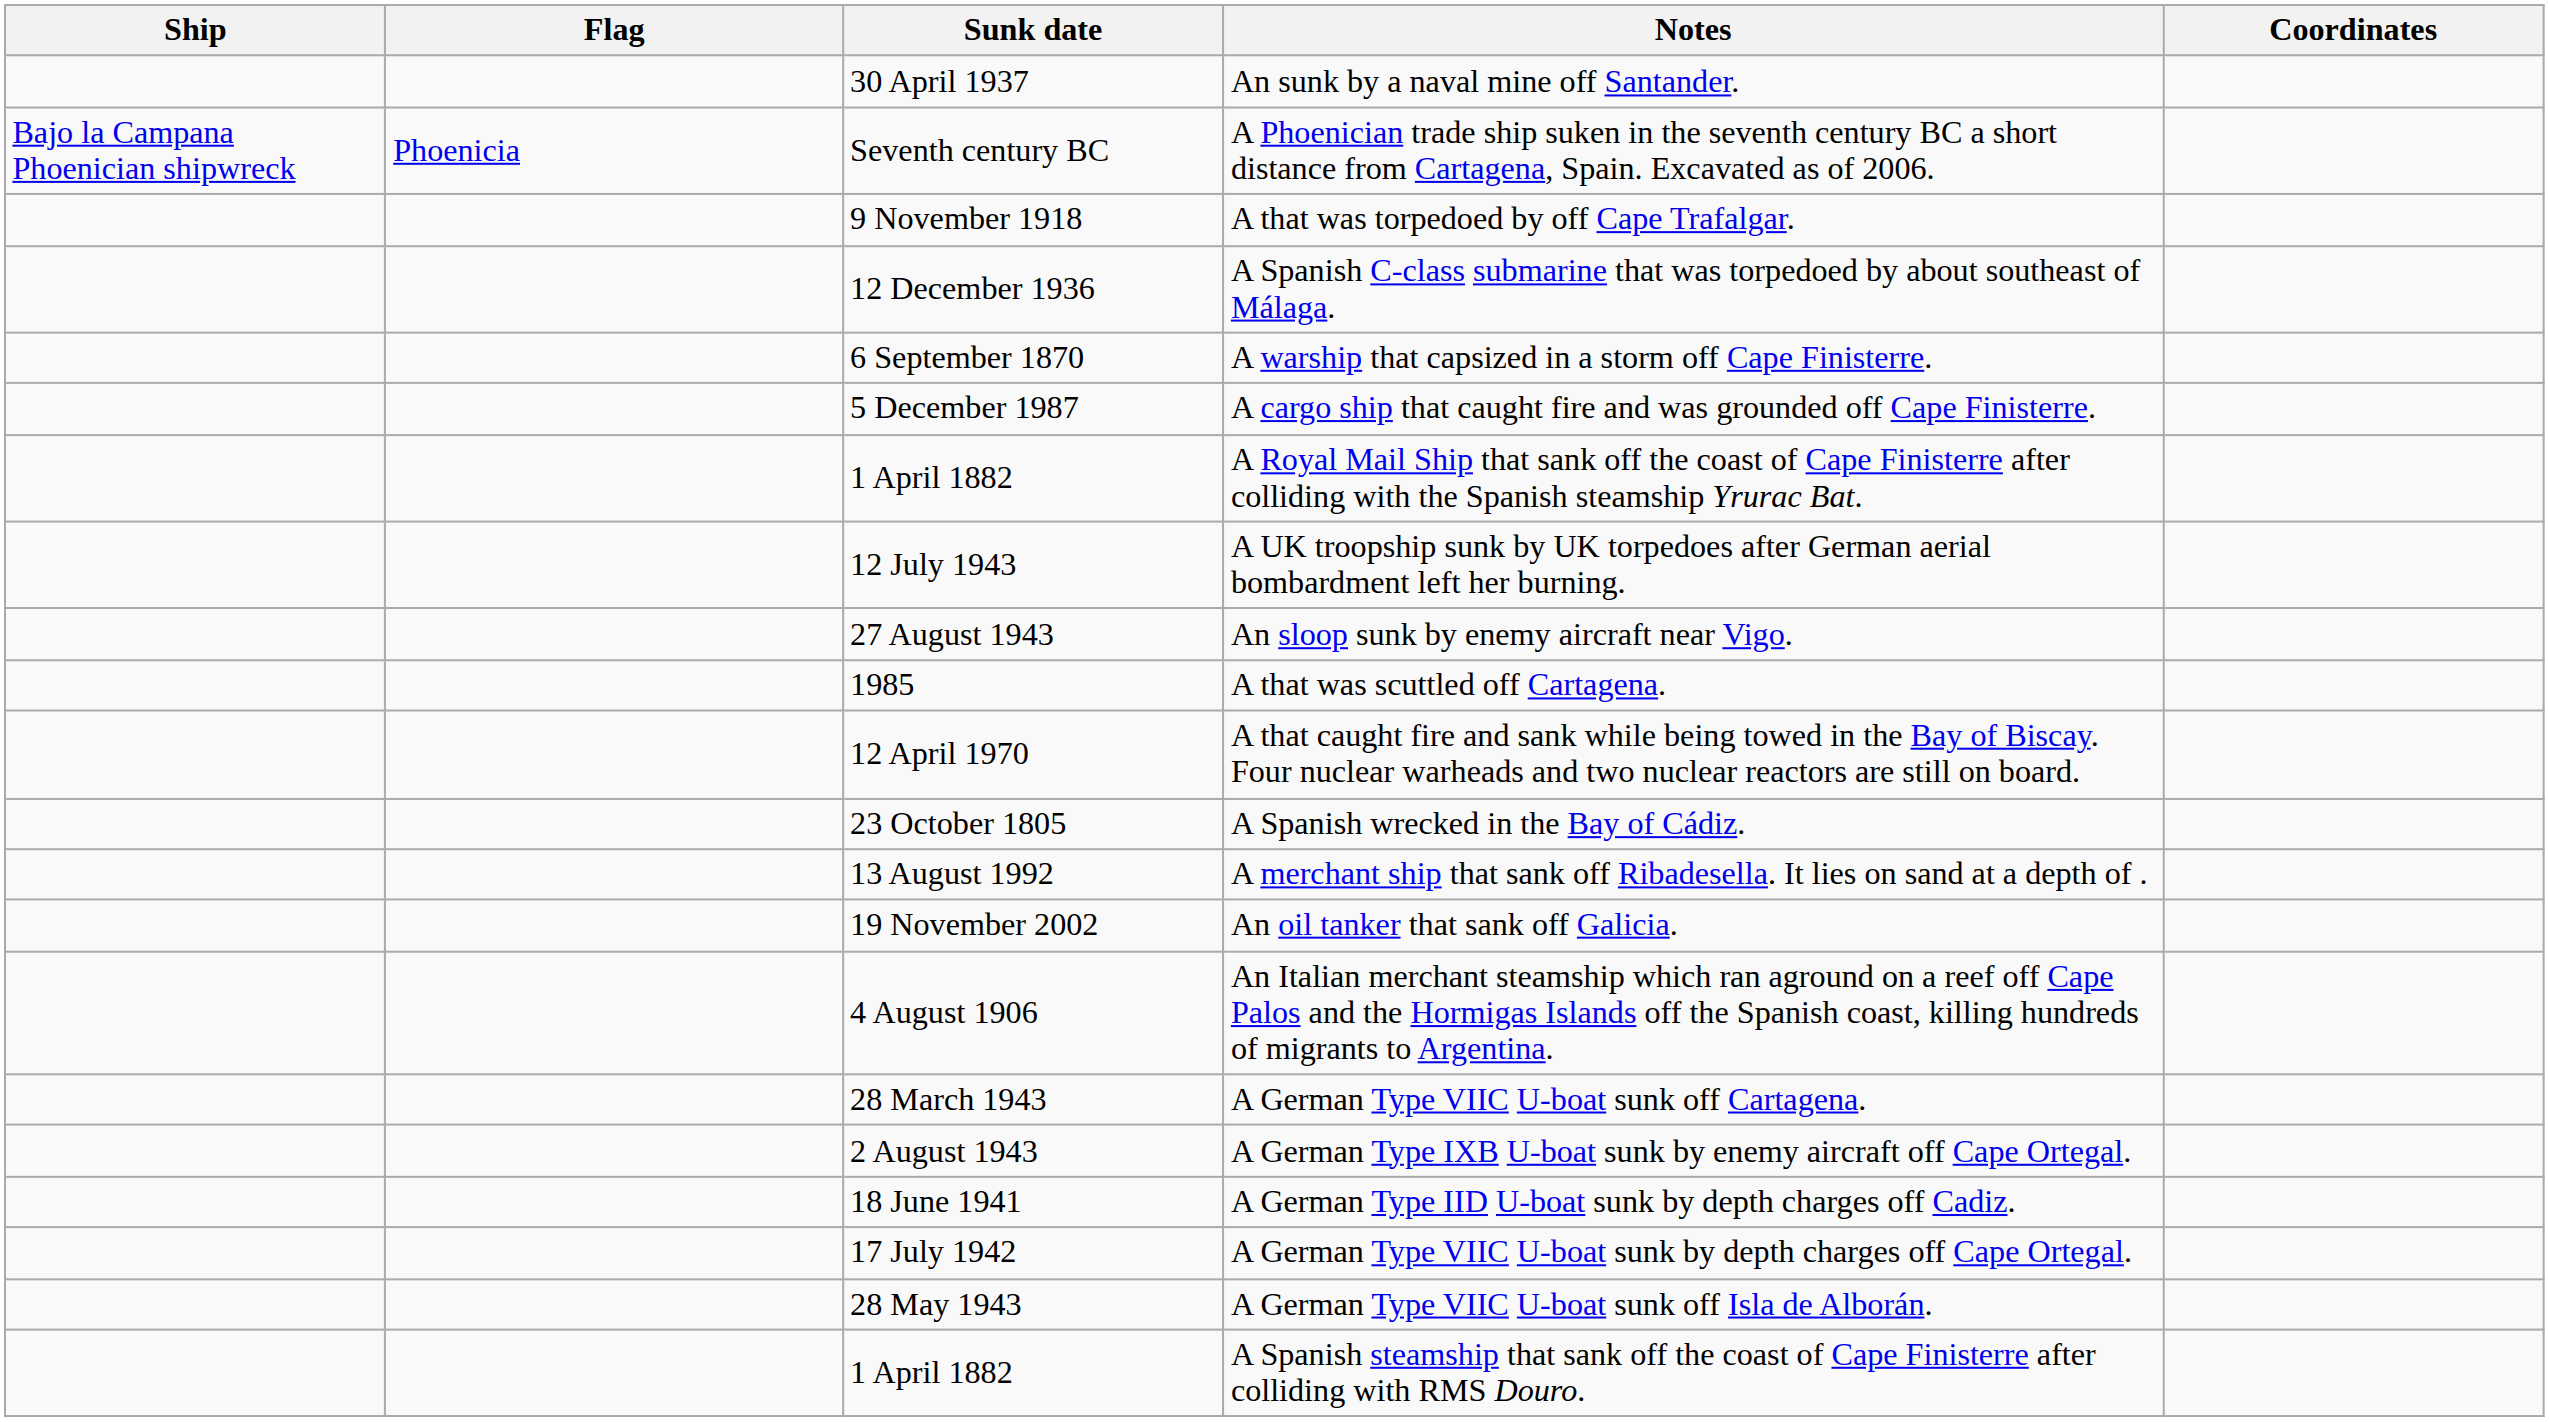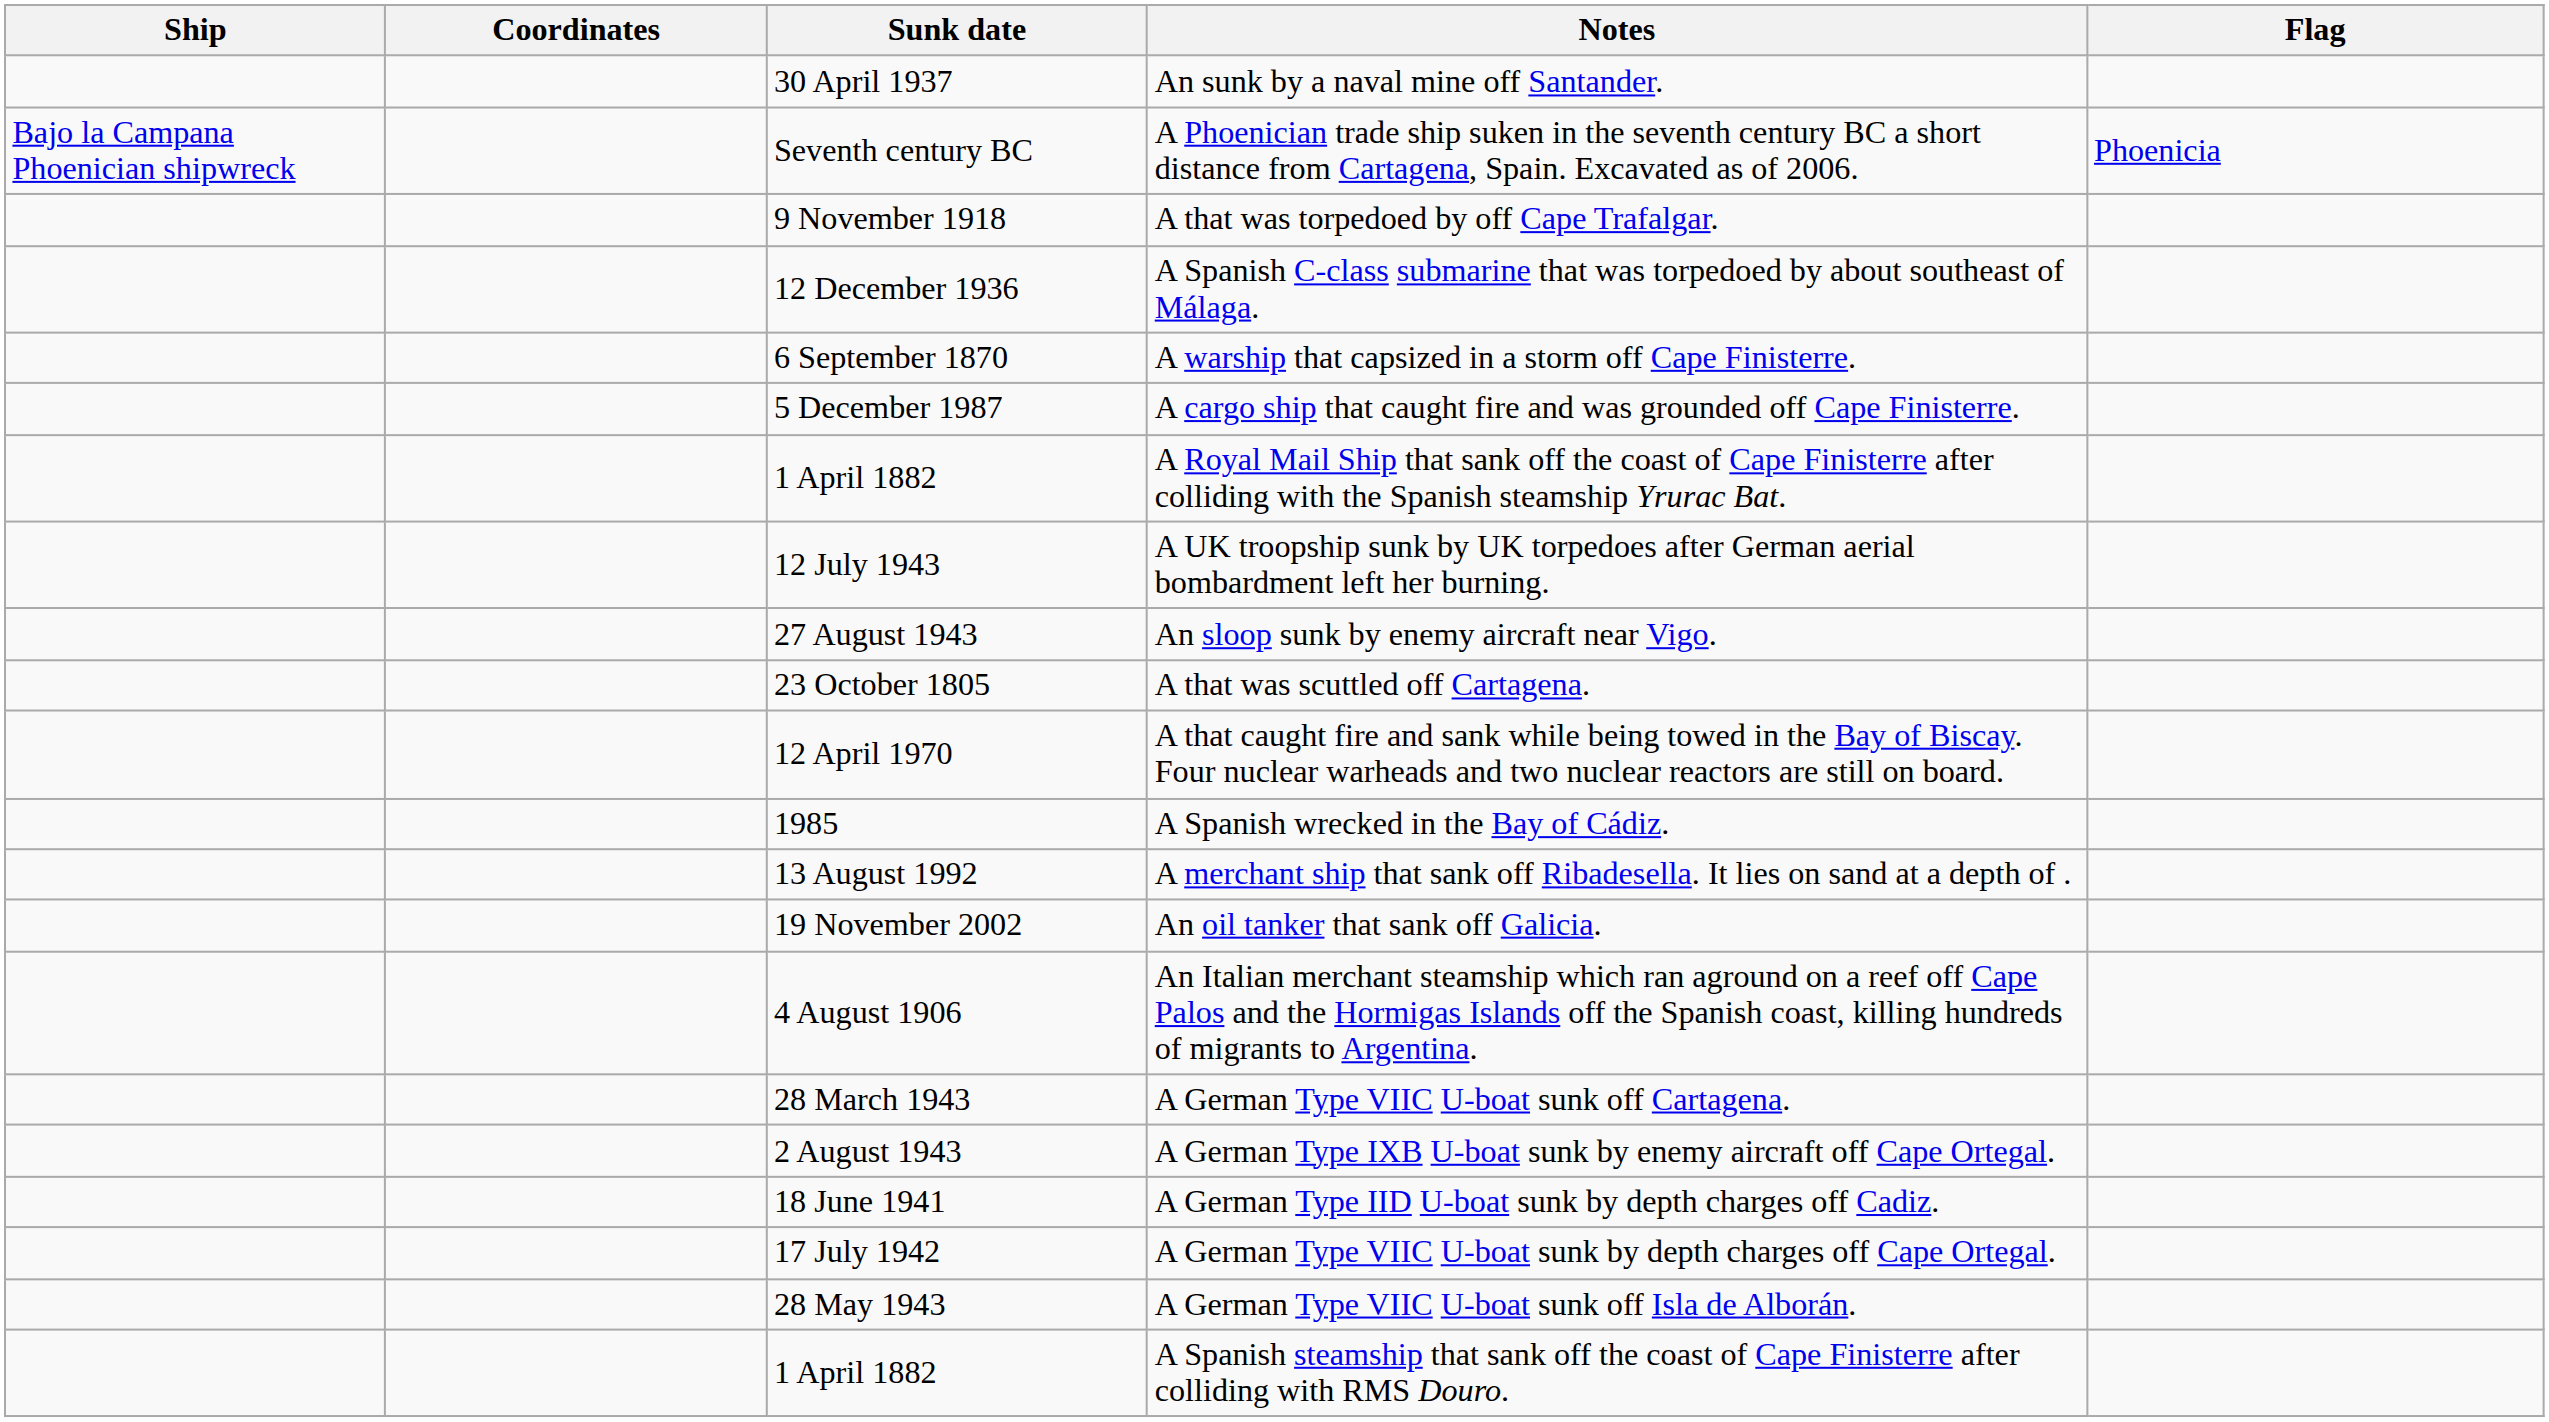columns swapped: (614, 30) <-> (2353, 30)
(882, 684) 1985 -> (882, 684) 23 October 1805
(958, 822) 23 October 1805 -> (806, 822) 1985
